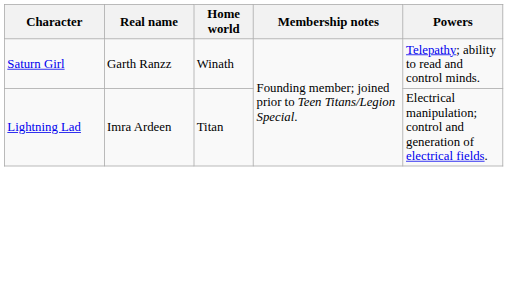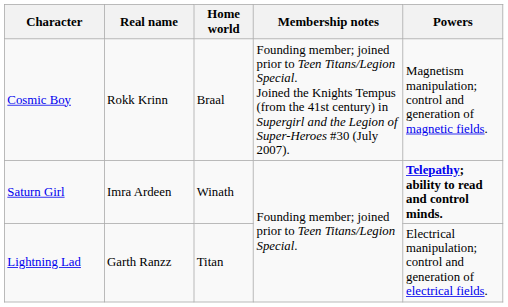+ row: (39, 99)
(139, 63) Garth Ranzz -> (139, 192) Imra Ardeen
(451, 63) normal -> (444, 192) bold
(139, 127) Imra Ardeen -> (139, 262) Garth Ranzz
